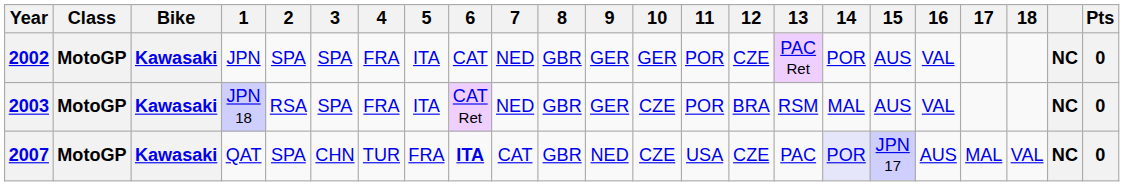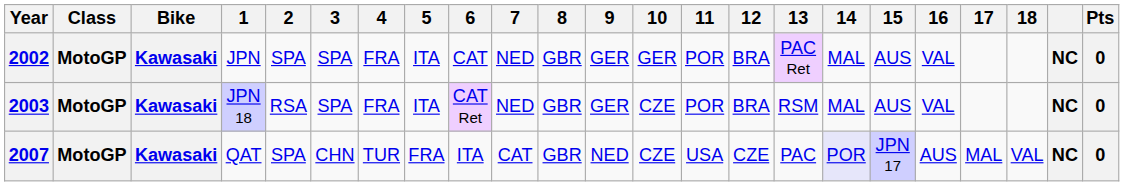(751, 57) CZE -> (751, 57) BRA
(846, 57) POR -> (846, 57) MAL
(470, 155) bold -> (470, 155) normal
